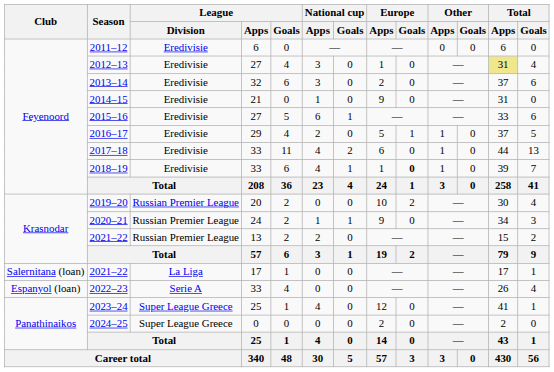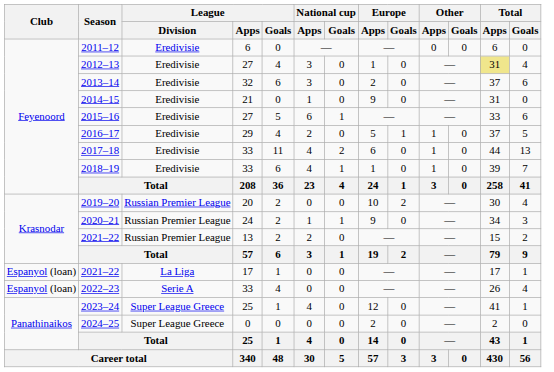(412, 168) bold -> (403, 168) normal
(46, 271) Salernitana (loan) -> (41, 271) Espanyol (loan)
